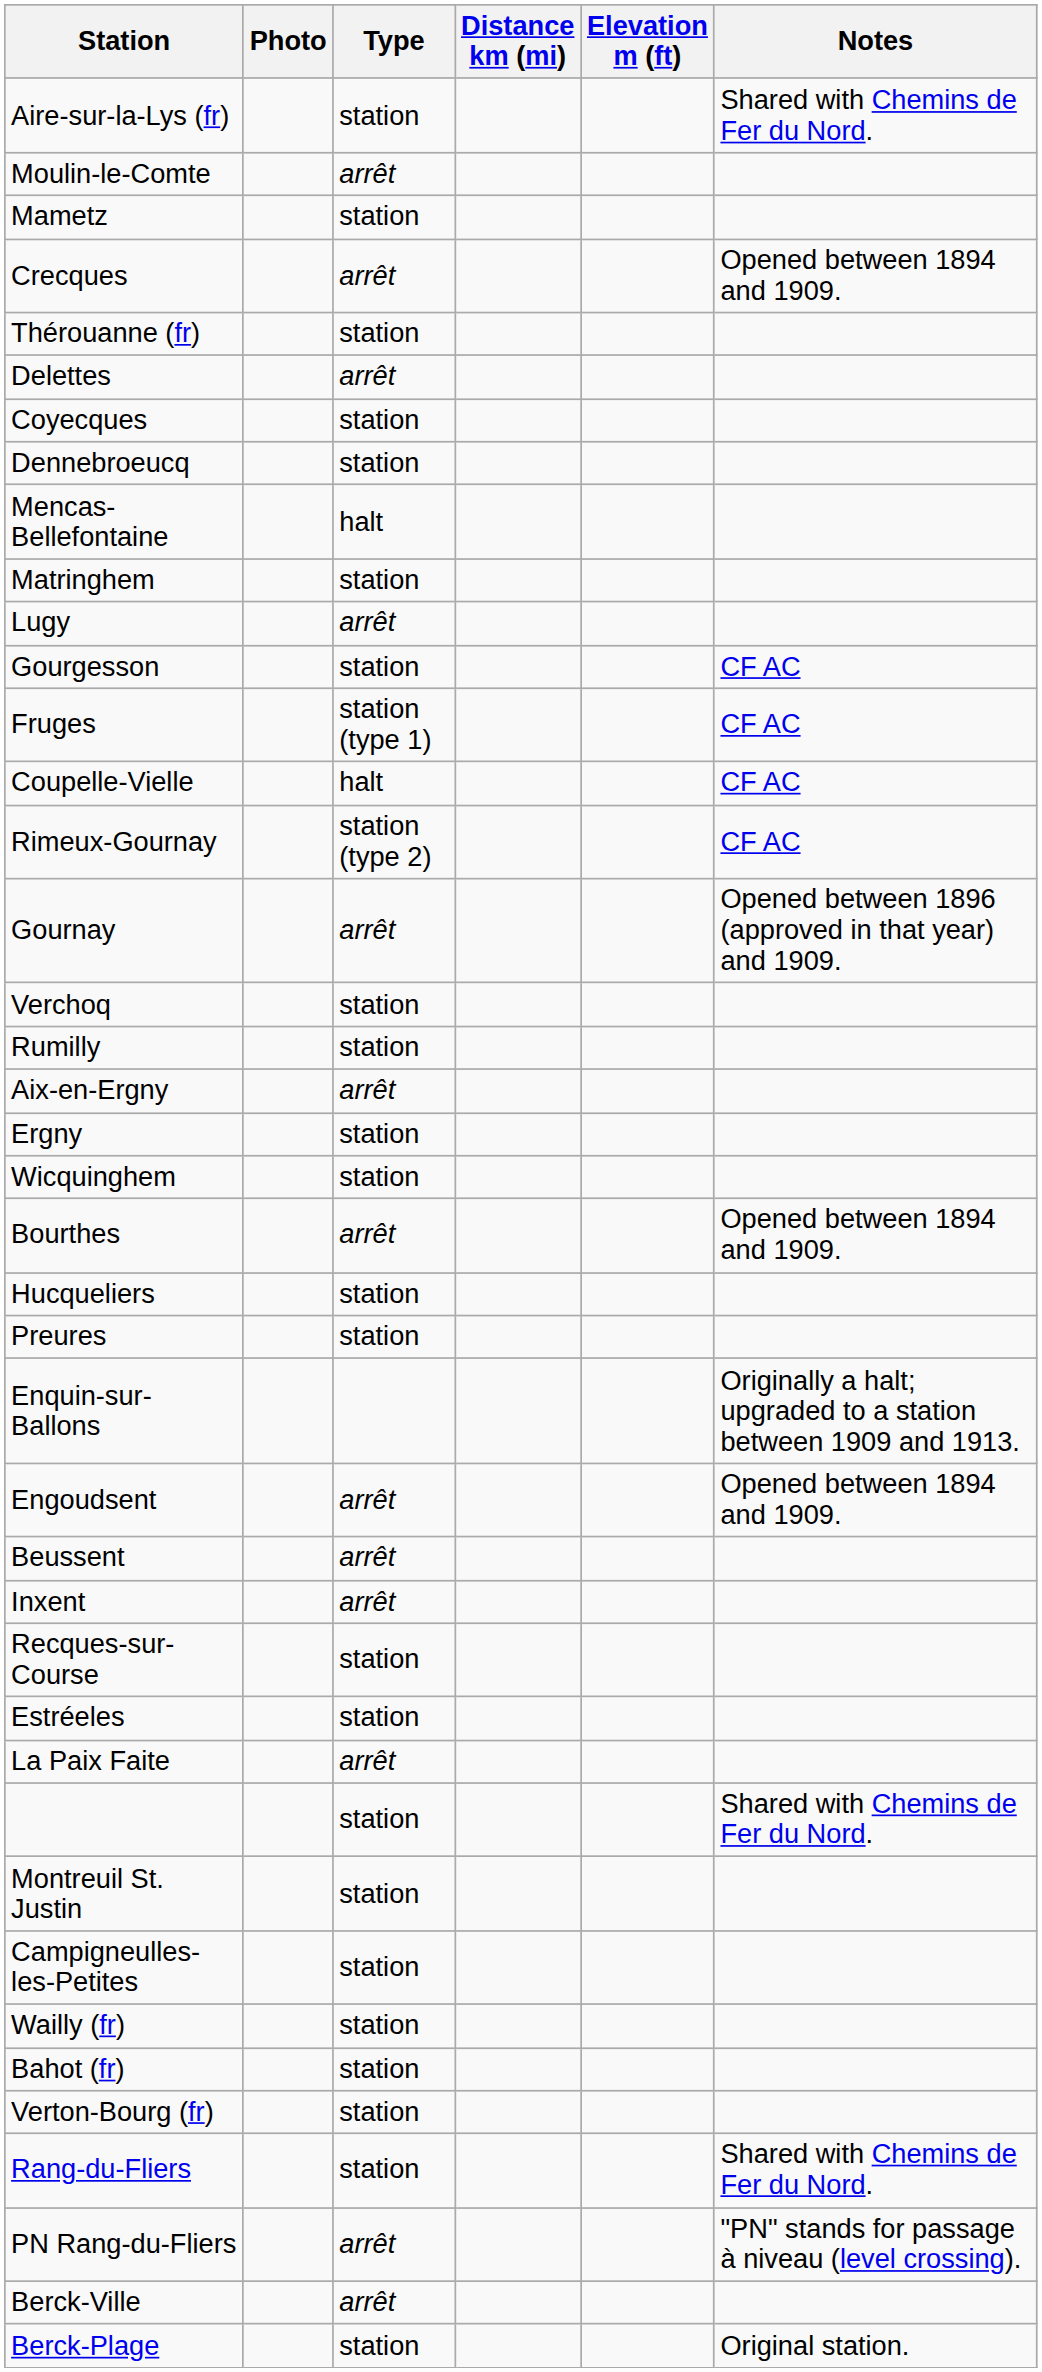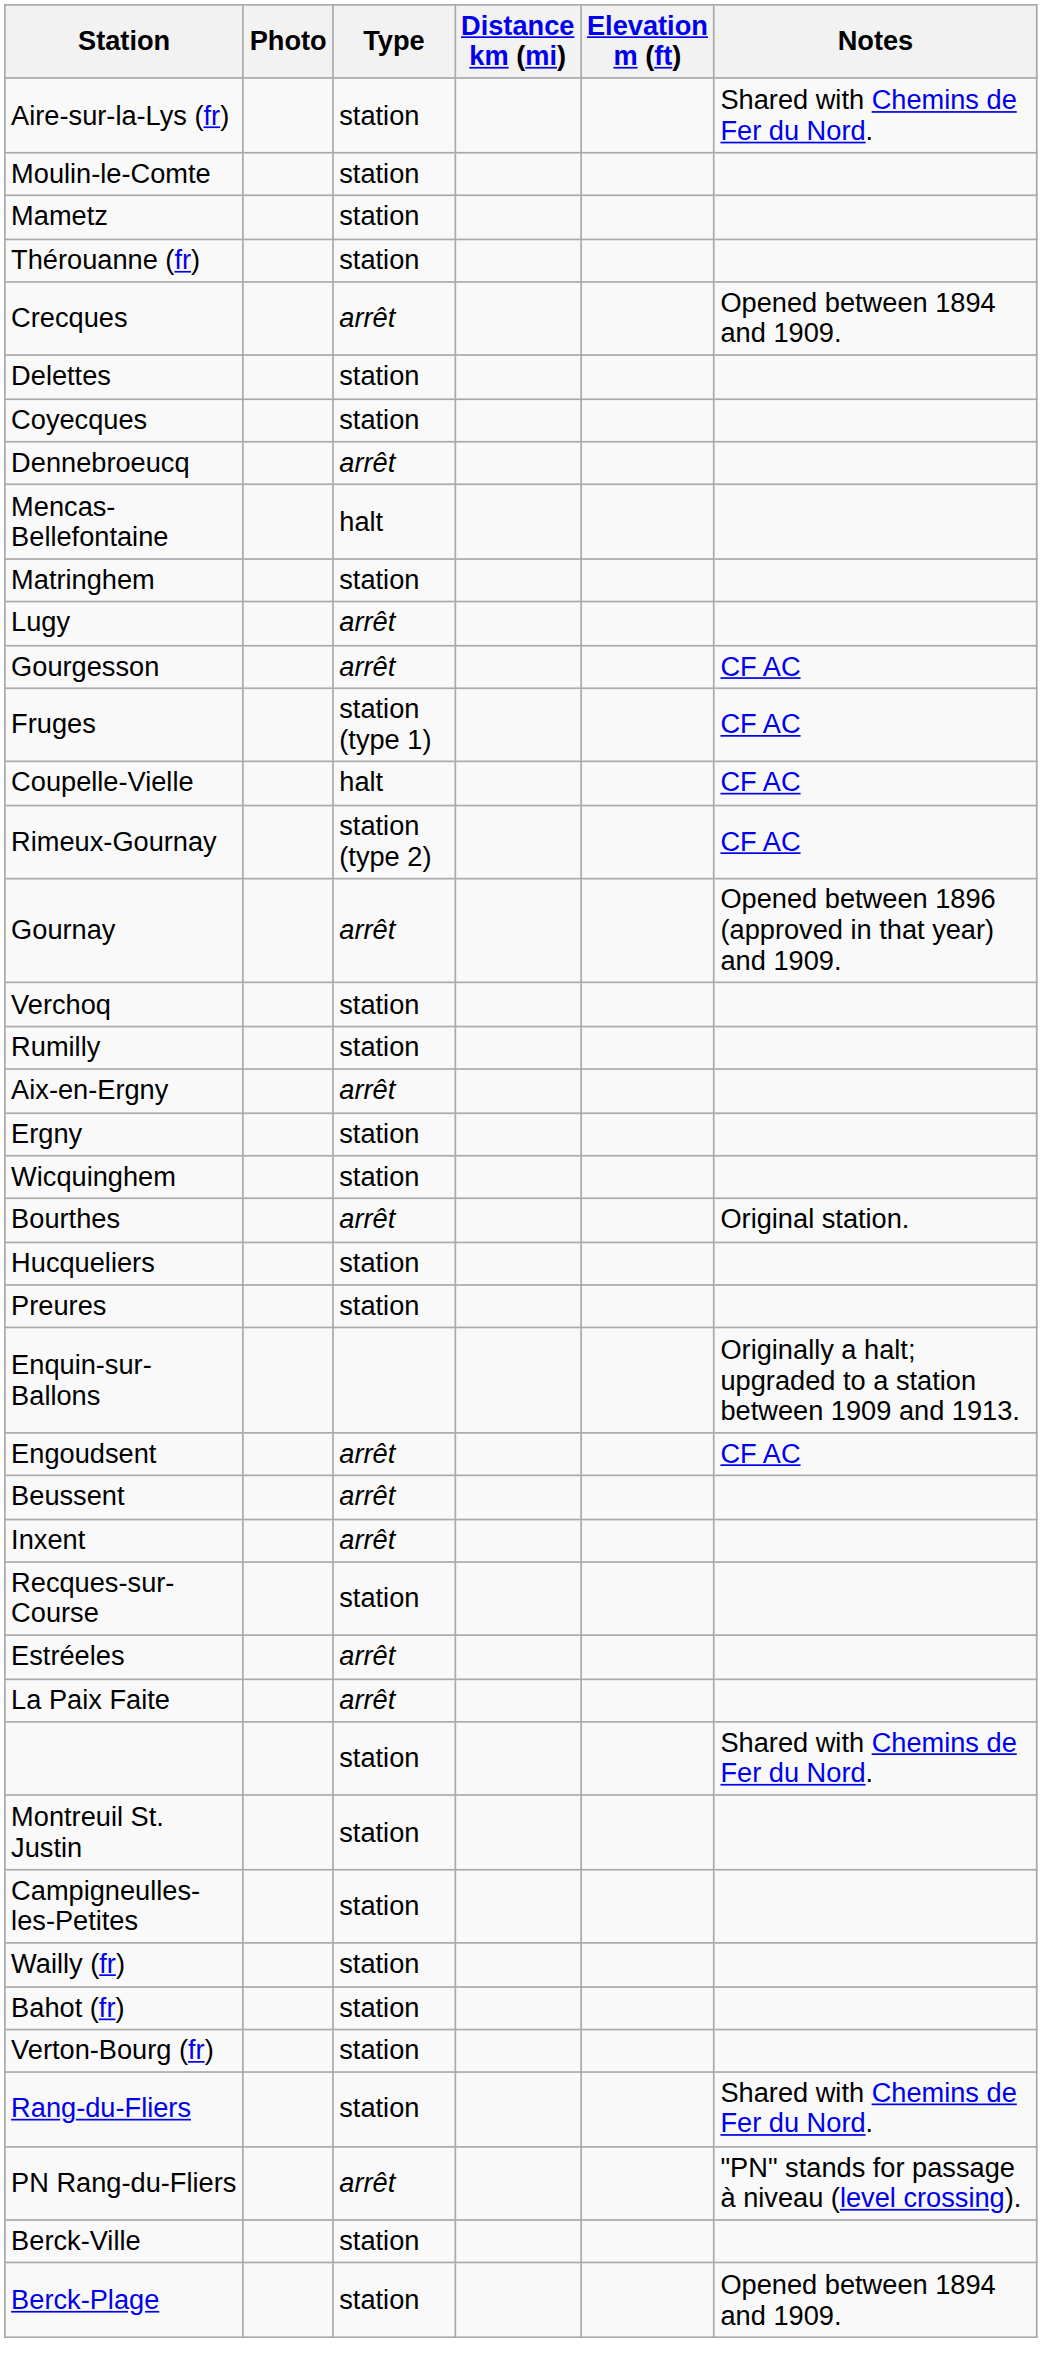(367, 173) arrêt -> (379, 173) station
rows swapped: (69, 275) <-> (106, 333)
(367, 376) arrêt -> (379, 376) station
(379, 462) station -> (367, 462) arrêt
(379, 666) station -> (367, 666) arrêt
(858, 1235) Opened between 1894 and 1909. -> (815, 1219) Original station.
(858, 1499) Opened between 1894 and 1909. -> (761, 1453) CF AC
(379, 1717) station -> (367, 1656) arrêt
(367, 2302) arrêt -> (379, 2241) station
(815, 2345) Original station. -> (858, 2299) Opened between 1894 and 1909.
